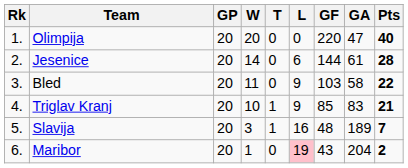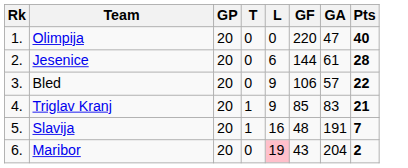- column: (253, 15)
(329, 83) 103 -> (305, 83) 106
(356, 83) 58 -> (331, 83) 57
(360, 128) 189 -> (335, 128) 191
